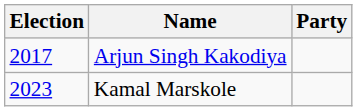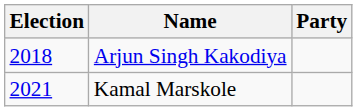(31, 55) 2017 -> (31, 55) 2018
(31, 88) 2023 -> (31, 88) 2021
